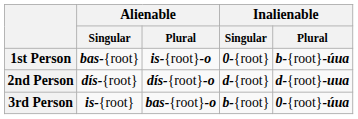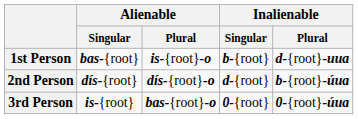(246, 59) 0-{root} -> (246, 59) b-{root}
(312, 59) b-{root}-úua -> (312, 59) d-{root}-uua
(312, 80) d-{root}-uua -> (312, 80) b-{root}-úua
(246, 102) b-{root} -> (246, 102) 0-{root}
